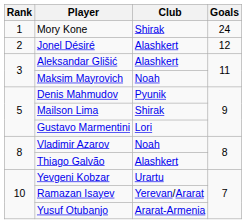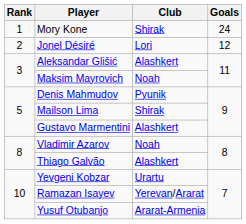(156, 45) Alashkert -> (143, 45) Lori
(143, 128) Lori -> (156, 128) Alashkert
